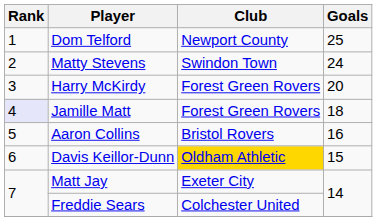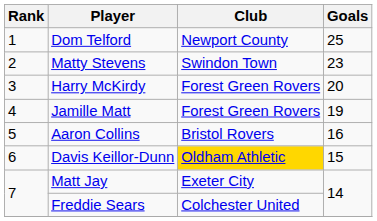(335, 63) 24 -> (335, 63) 23
(12, 110) lavender background -> (12, 110) no background
(335, 110) 18 -> (335, 110) 19
